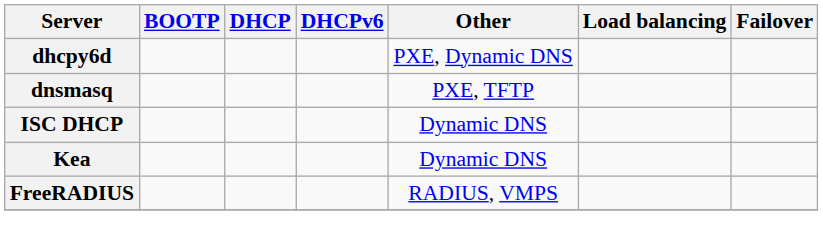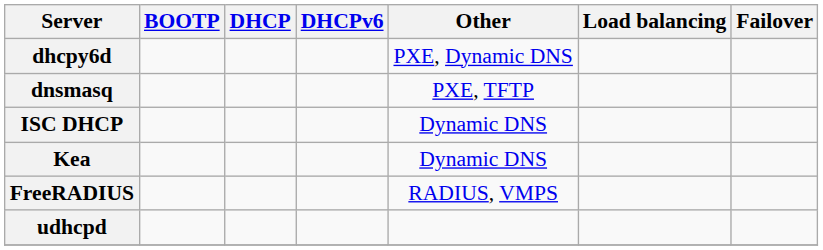+ row: (72, 227)
